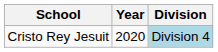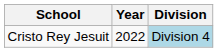(130, 36) 2020 -> (130, 36) 2022
